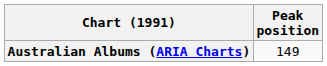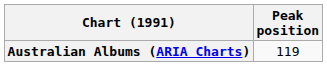(288, 51) 149 -> (288, 51) 119
